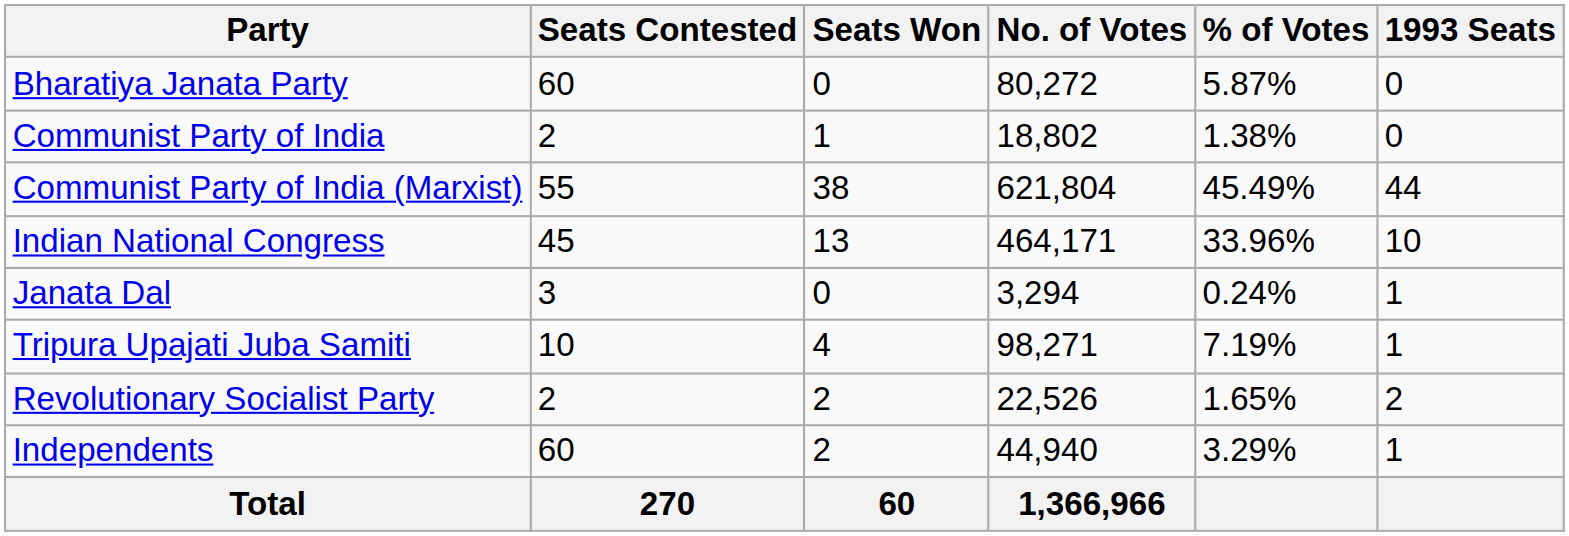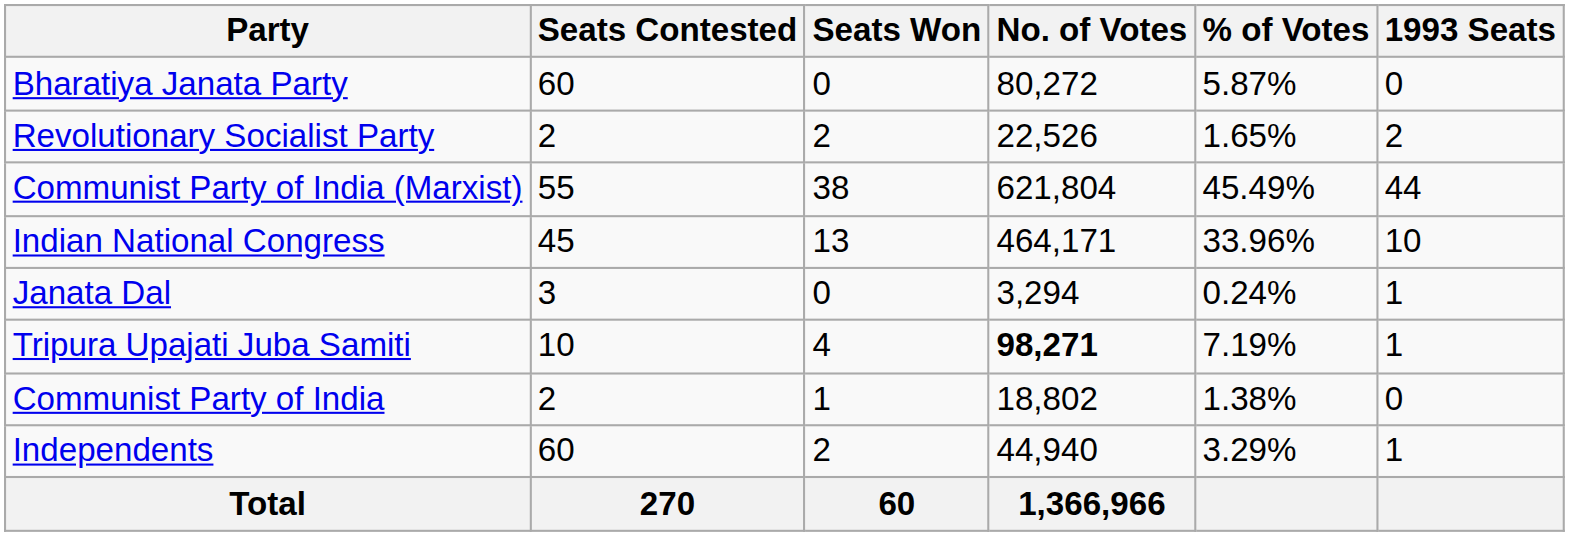rows swapped: (199, 135) <-> (223, 398)
(1047, 345) normal -> (1047, 345) bold
